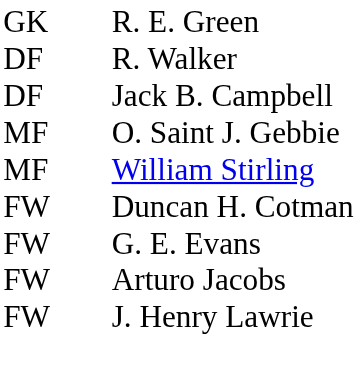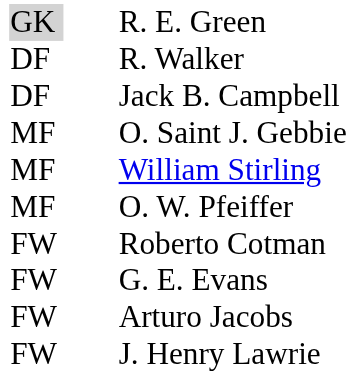(26, 21) no background -> (33, 21) lightgrey background
+ row: (206, 206)
+ row: (222, 243)
- row: (233, 206)
